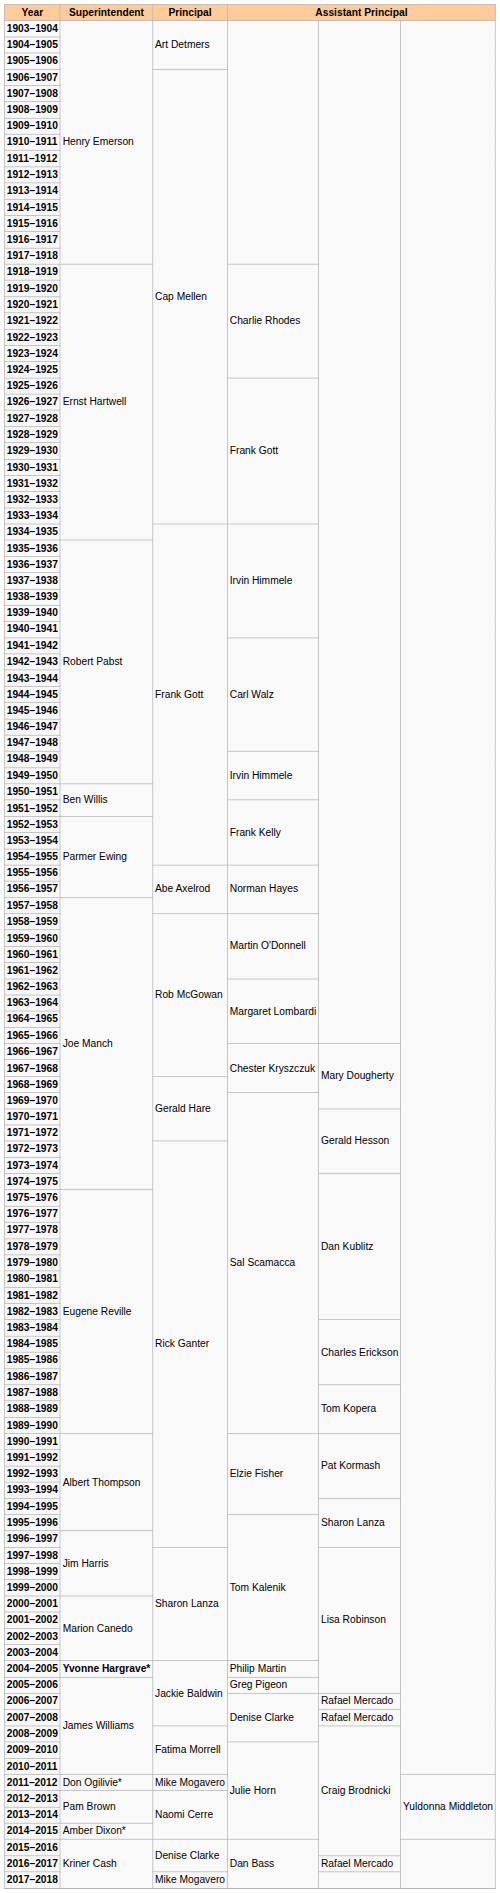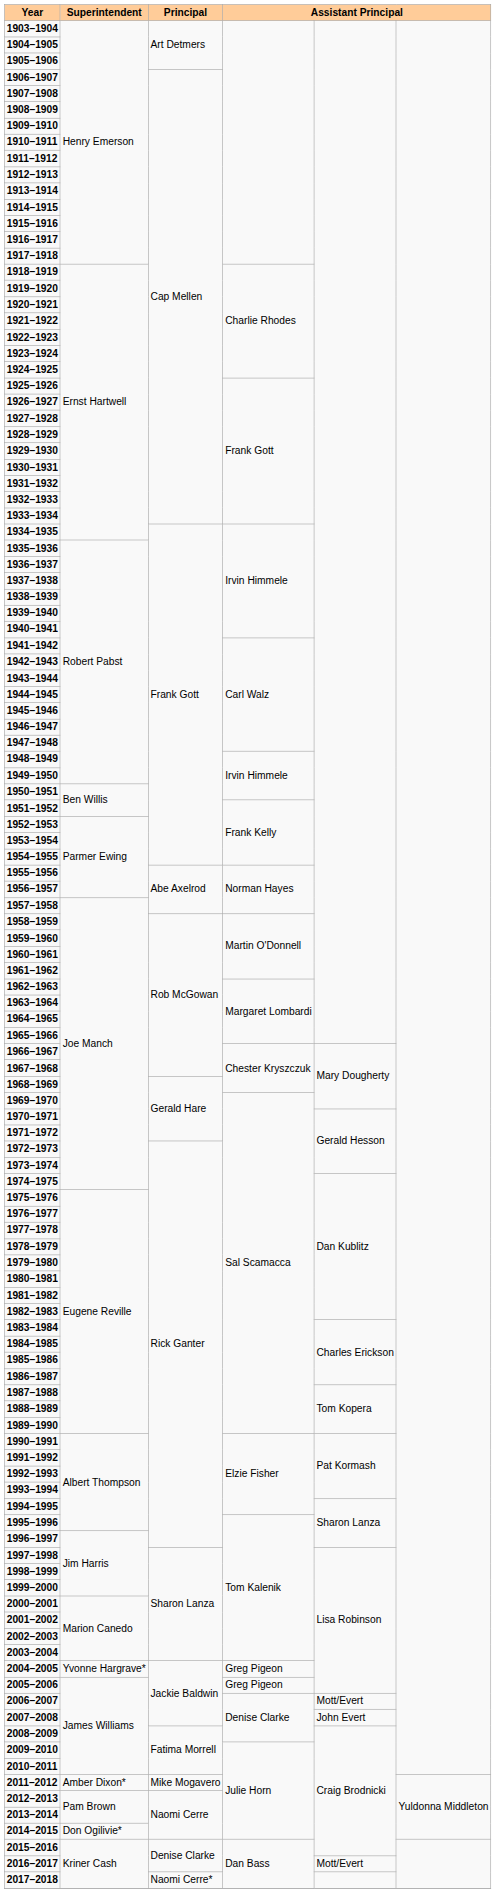(106, 1669) bold -> (104, 1669) normal
(258, 1669) Philip Martin -> (254, 1669) Greg Pigeon
(357, 1701) Rafael Mercado -> (340, 1701) Mott/Evert
(357, 1717) Rafael Mercado -> (341, 1717) John Evert
(92, 1782) Don Ogilivie* -> (94, 1782) Amber Dixon*
(94, 1831) Amber Dixon* -> (92, 1831) Don Ogilivie*
(357, 1863) Rafael Mercado -> (340, 1863) Mott/Evert
(190, 1880) Mike Mogavero -> (182, 1880) Naomi Cerre*
